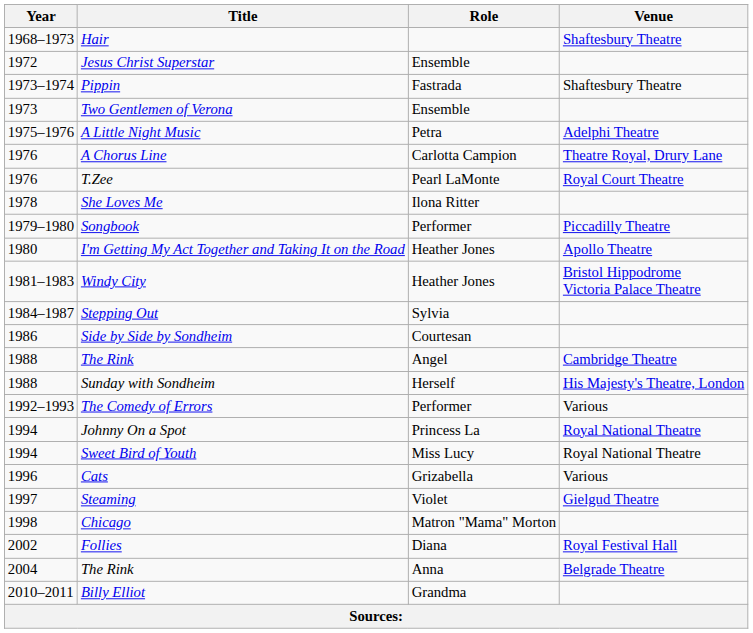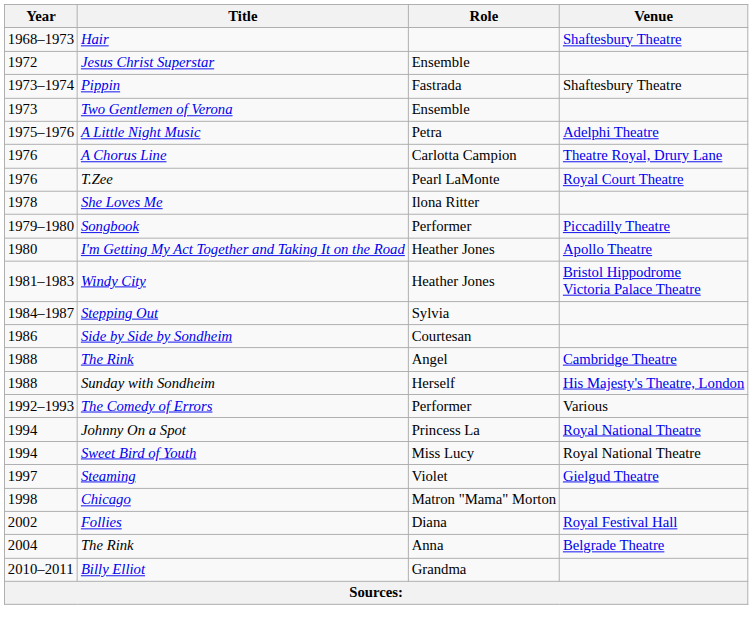- row: (23, 476)
